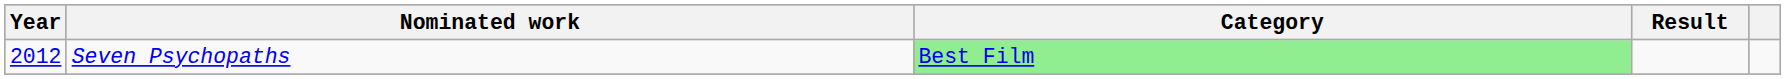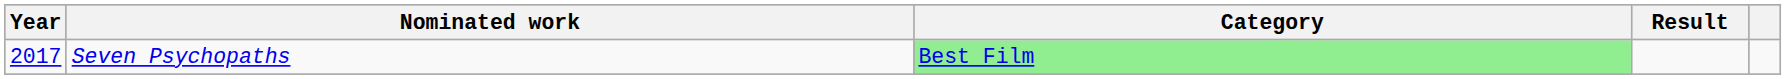(36, 57) 2012 -> (36, 57) 2017
